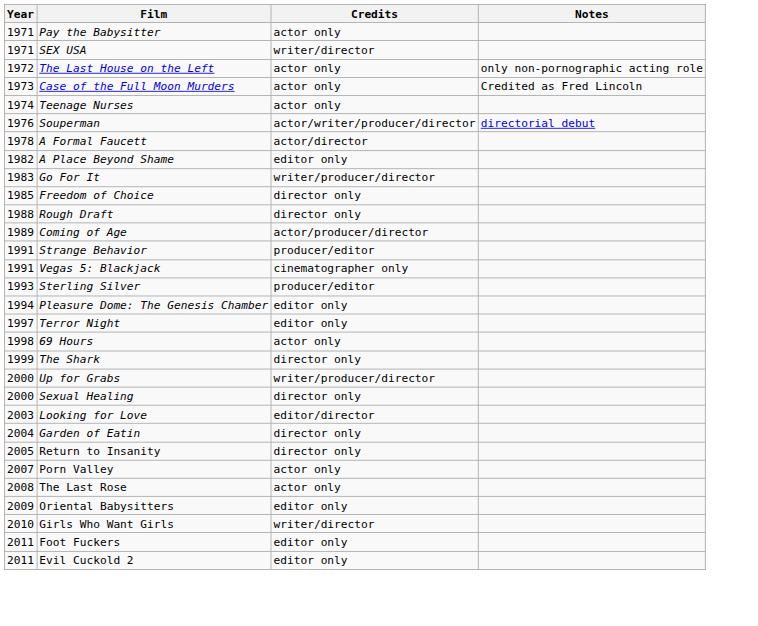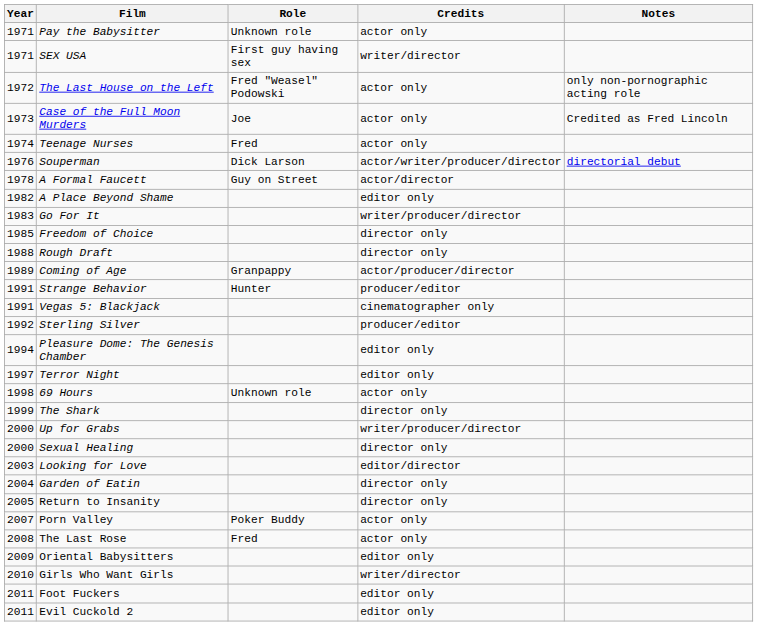+ column: (293, 14)
(21, 287) 1993 -> (21, 326) 1992
